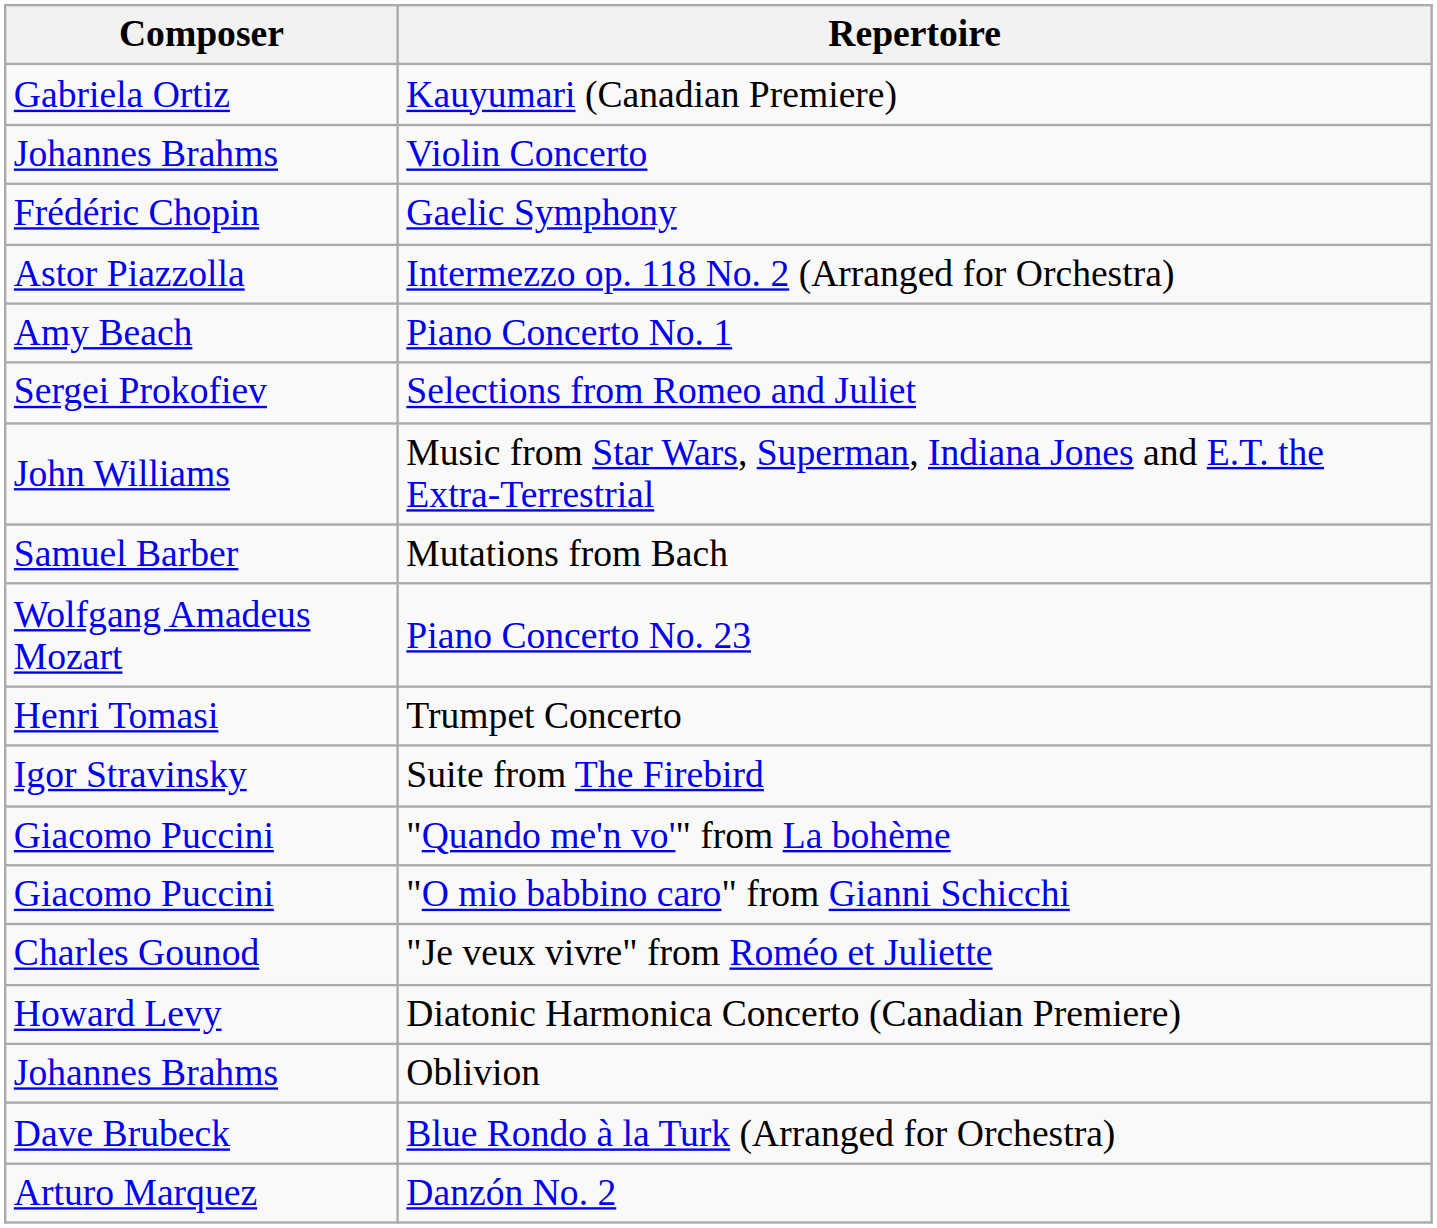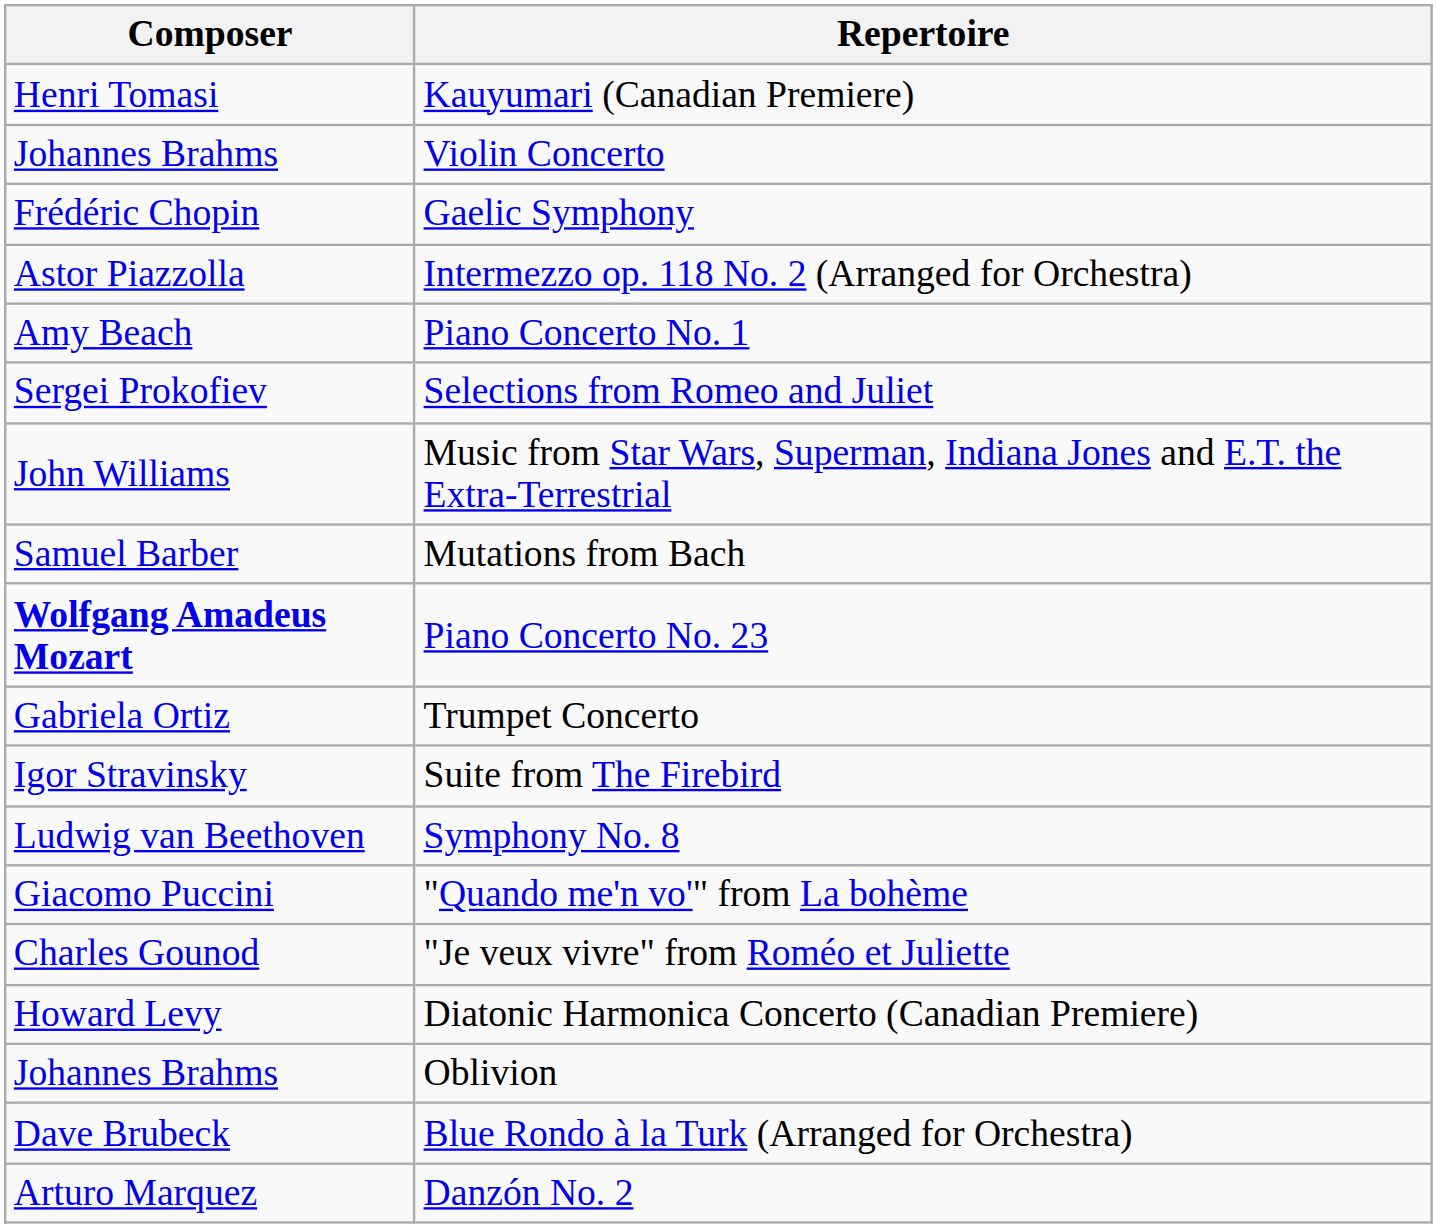(122, 93) Gabriela Ortiz -> (116, 93) Henri Tomasi
(162, 634) normal -> (170, 634) bold
(116, 715) Henri Tomasi -> (122, 715) Gabriela Ortiz
+ row: (552, 834)
- row: (738, 894)
